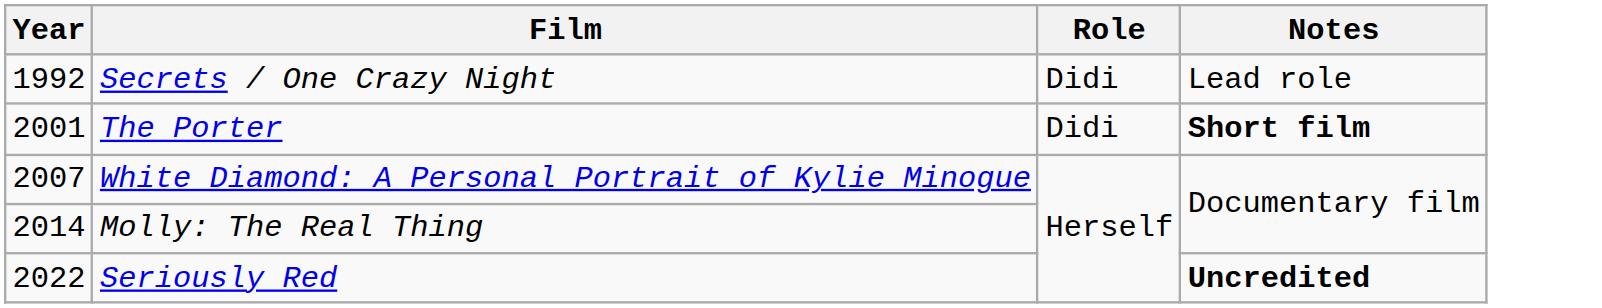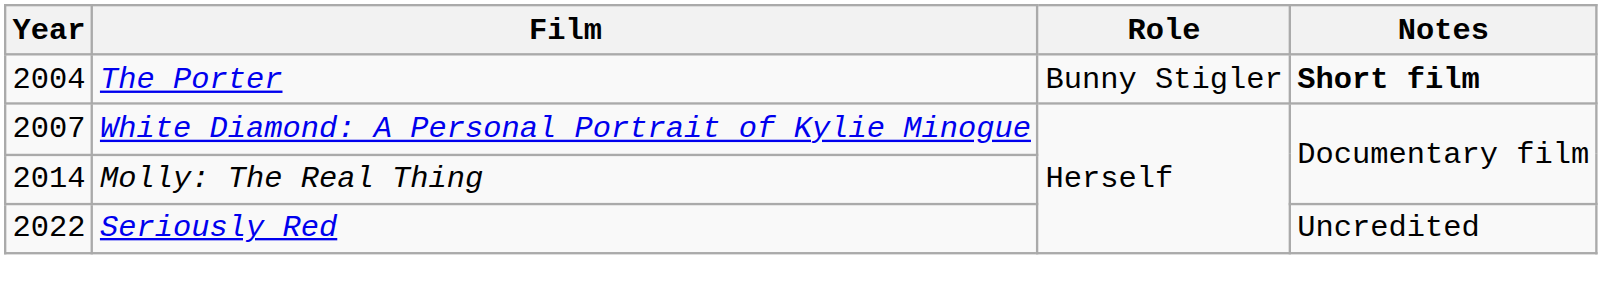- row: (328, 80)
(49, 129) 2001 -> (49, 80) 2004
(1082, 129) Didi -> (1164, 80) Bunny Stigler
(1279, 278) bold -> (1389, 228) normal
